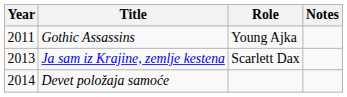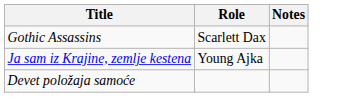- column: (21, 15)
(264, 37) Young Ajka -> (232, 37) Scarlett Dax
(265, 59) Scarlett Dax -> (230, 59) Young Ajka
